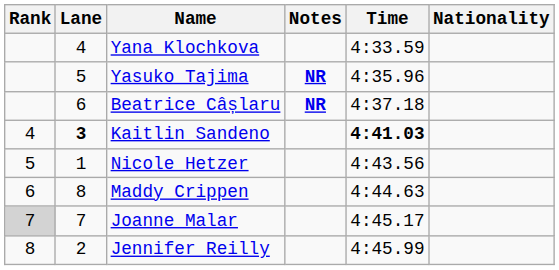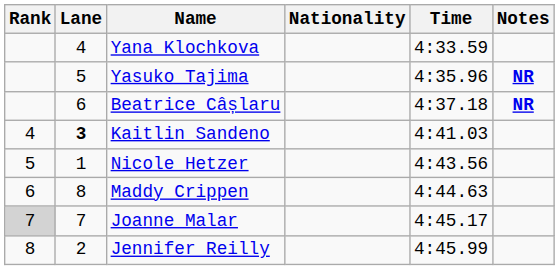columns swapped: (491, 19) <-> (315, 19)
(387, 134) bold -> (451, 134) normal
